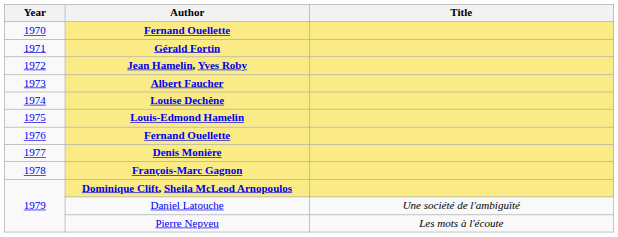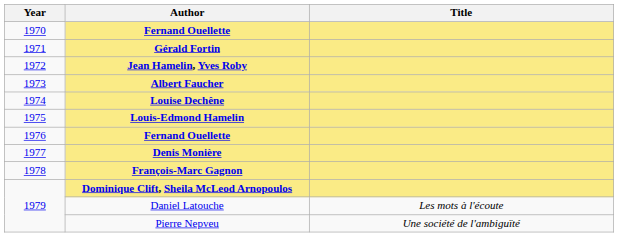(461, 205) Une société de l'ambiguïté -> (461, 205) Les mots à l'écoute
(461, 223) Les mots à l'écoute -> (461, 223) Une société de l'ambiguïté
